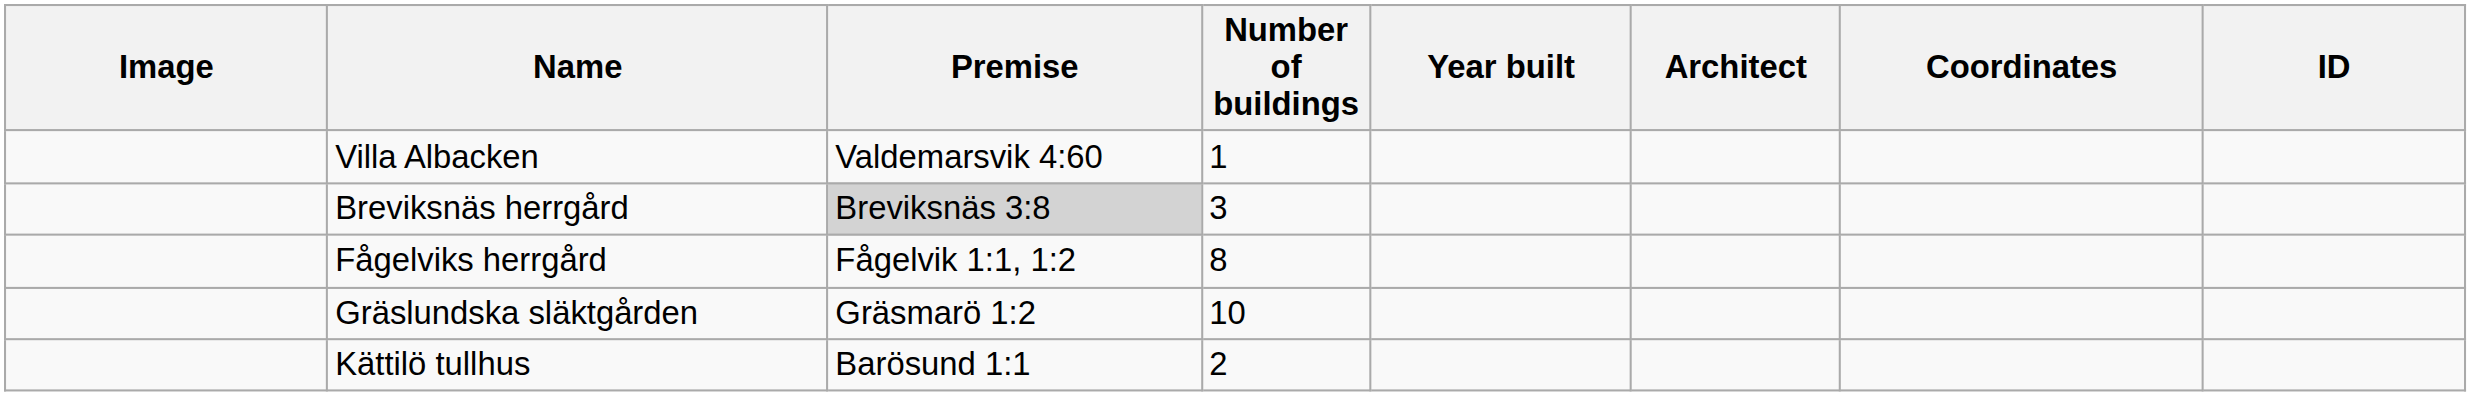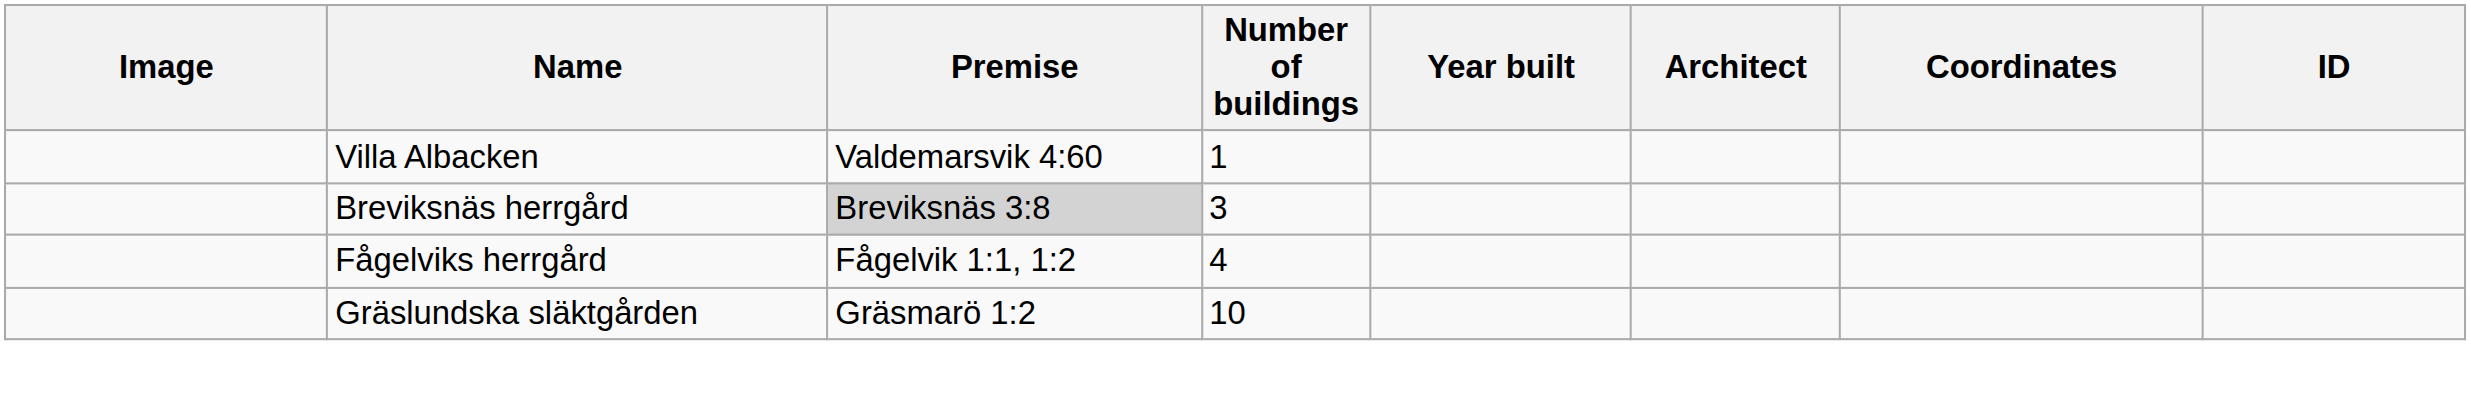(1218, 260) 8 -> (1218, 260) 4
- row: (433, 364)
